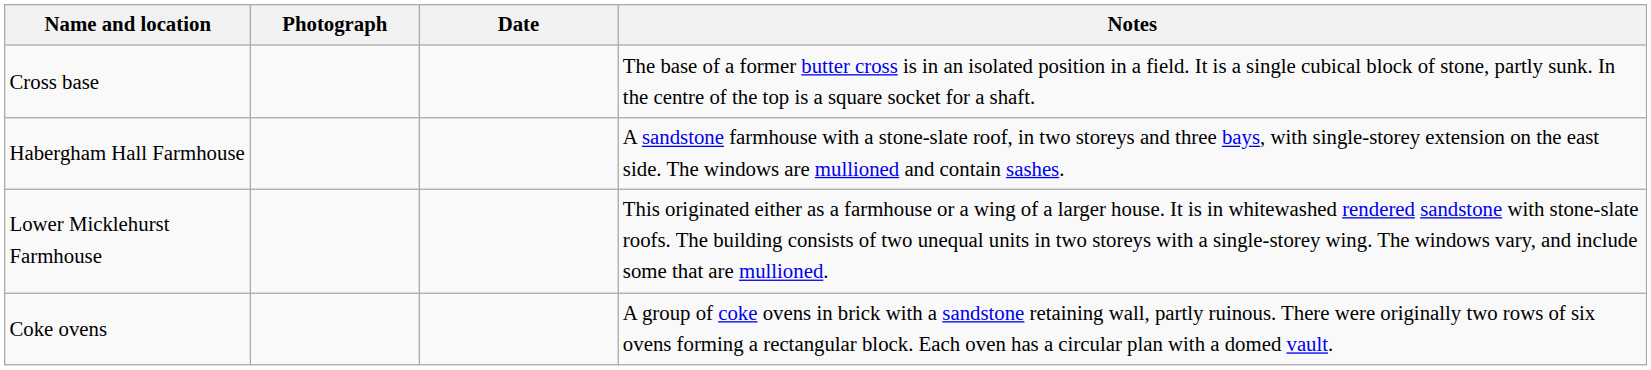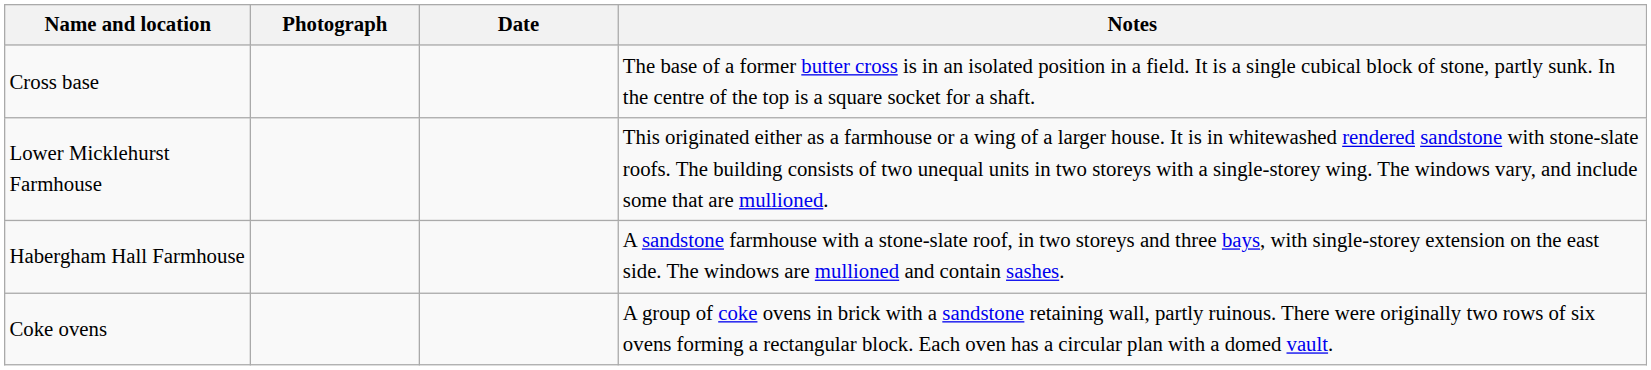rows swapped: (89, 240) <-> (127, 153)
